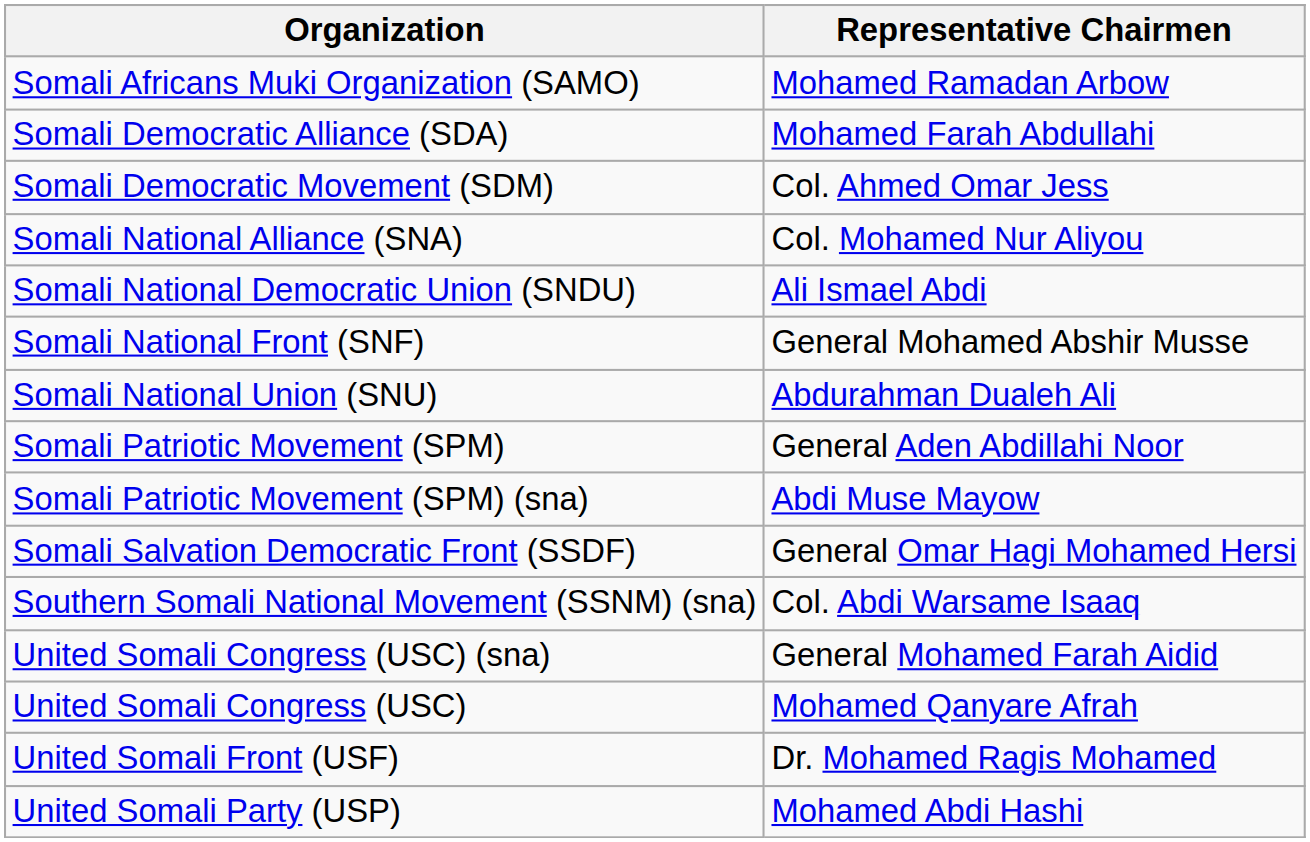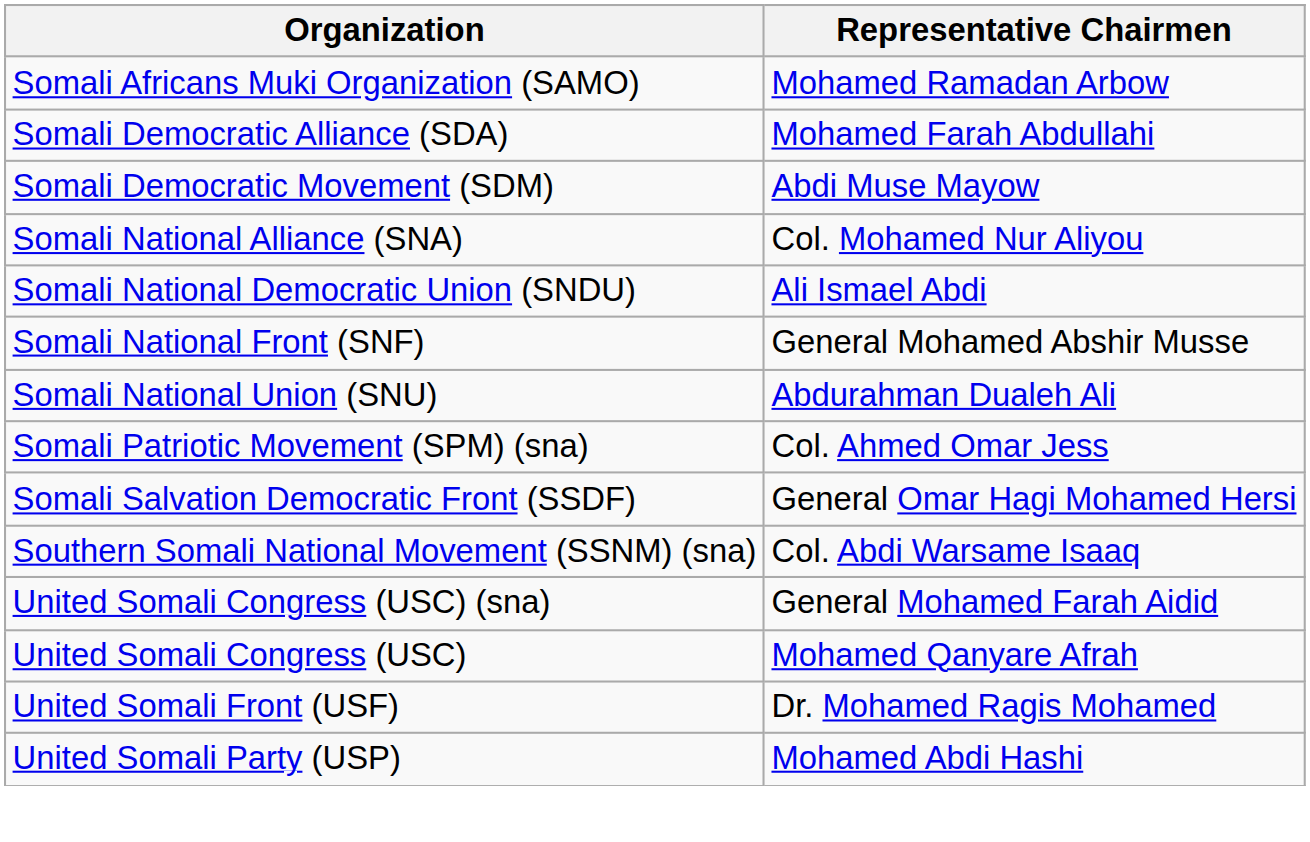(940, 186) Col. Ahmed Omar Jess -> (905, 186) Abdi Muse Mayow
- row: (259, 446)
(905, 498) Abdi Muse Mayow -> (940, 446) Col. Ahmed Omar Jess
